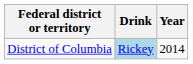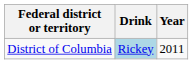(172, 48) 2014 -> (172, 48) 2011
